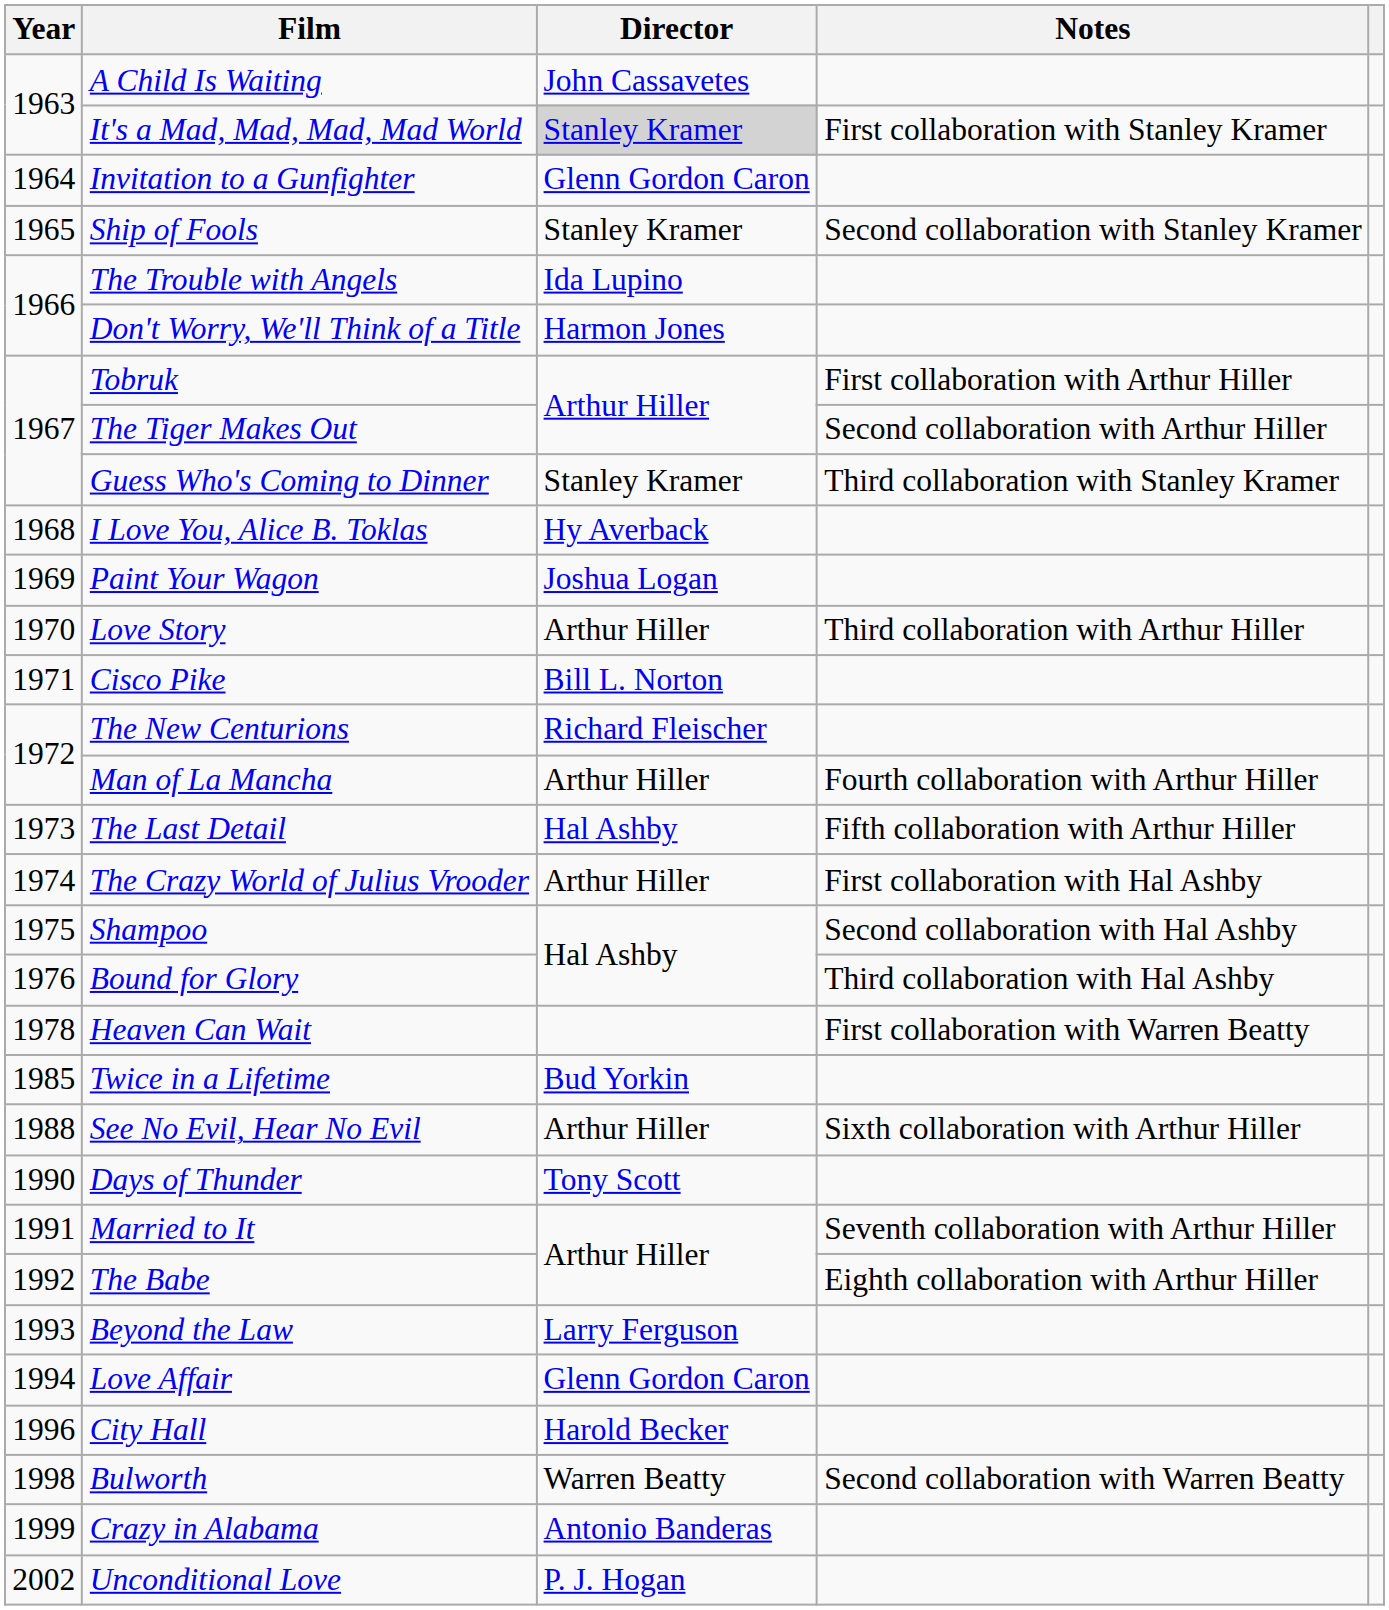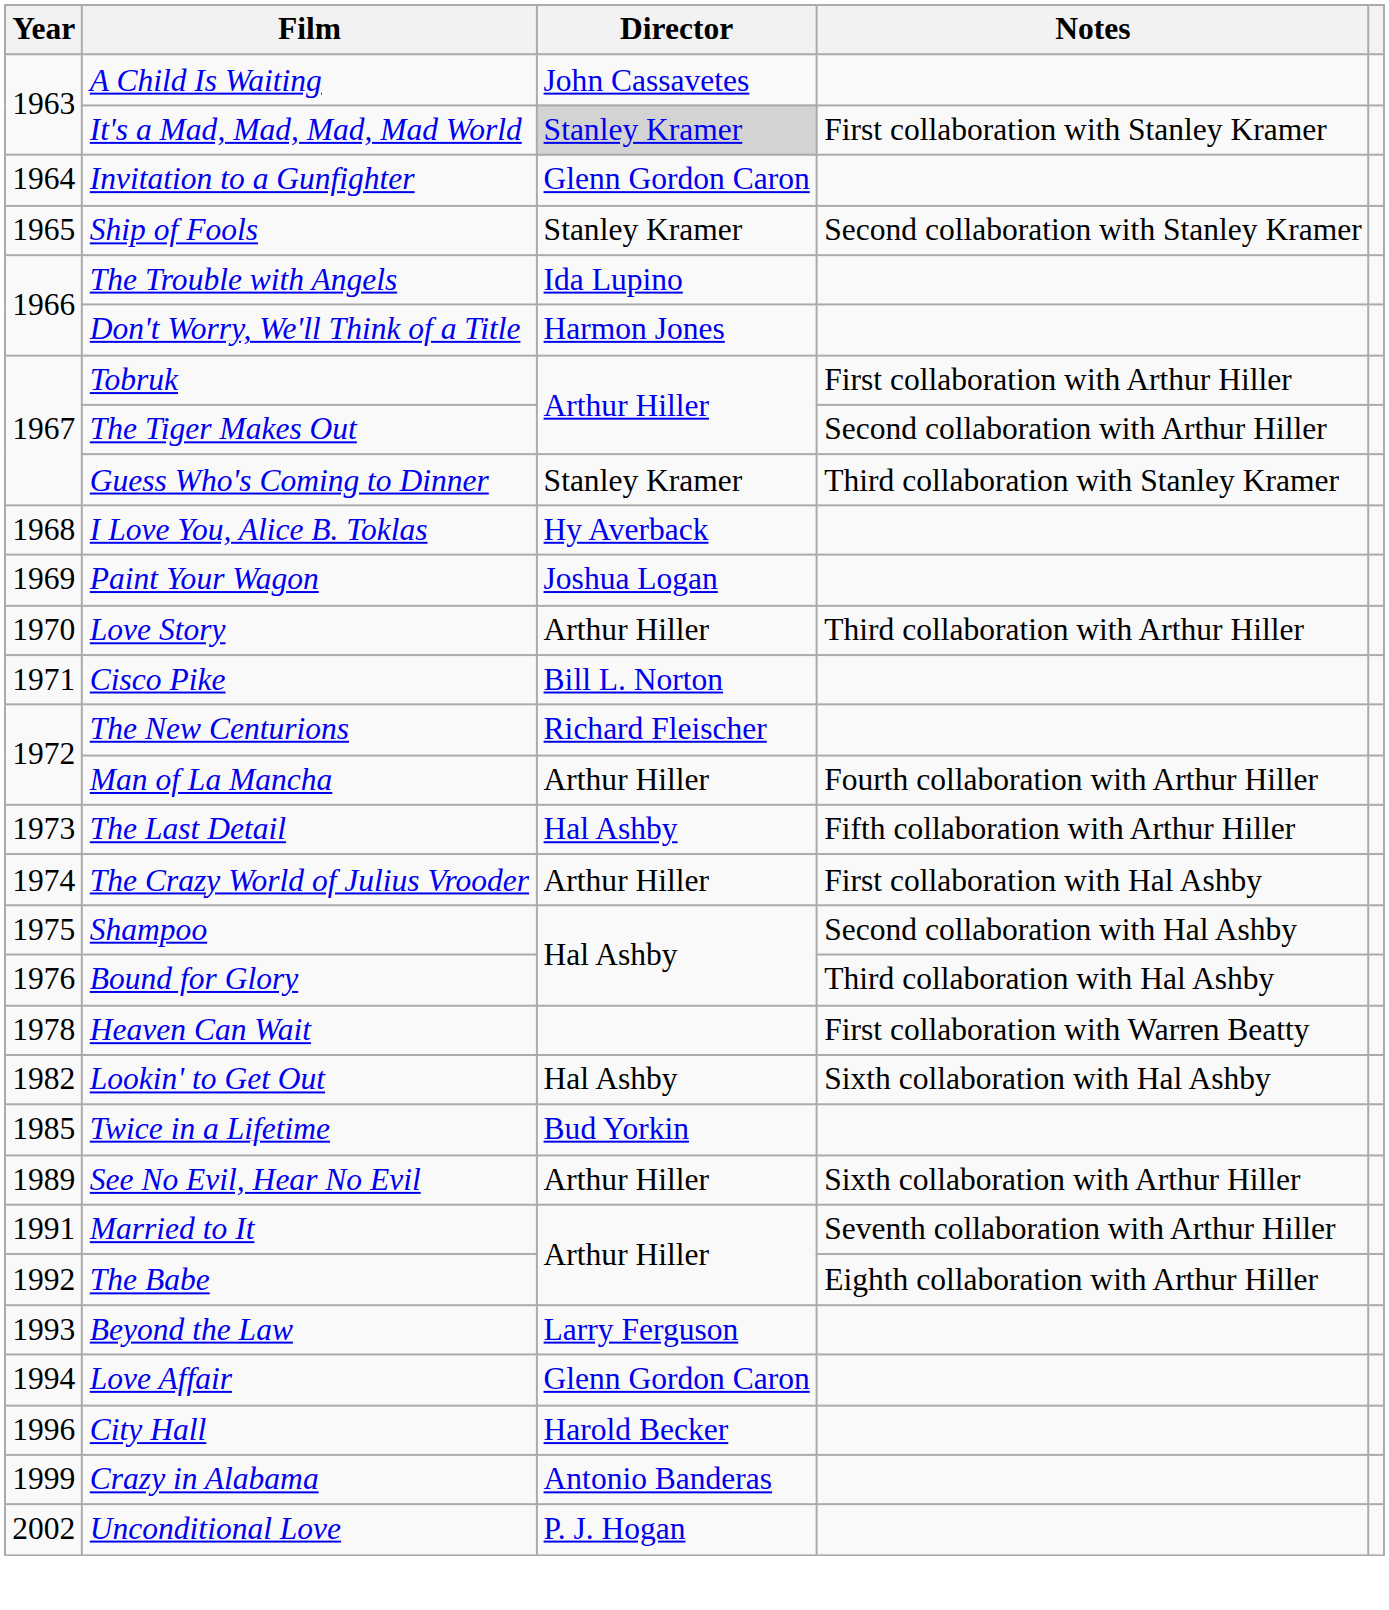+ row: (207, 1079)
(44, 1129) 1988 -> (44, 1179) 1989
- row: (196, 1179)
- row: (148, 1479)
